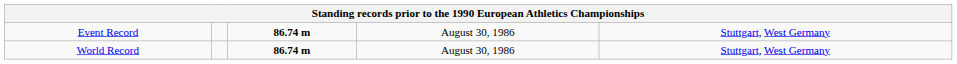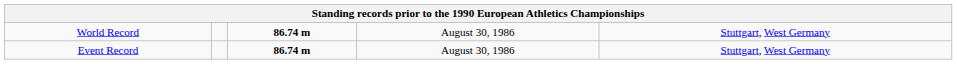rows swapped: (108, 49) <-> (108, 31)
